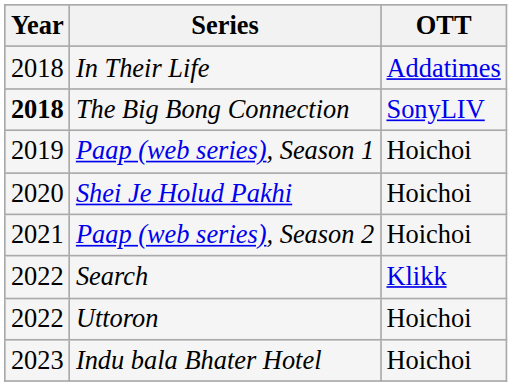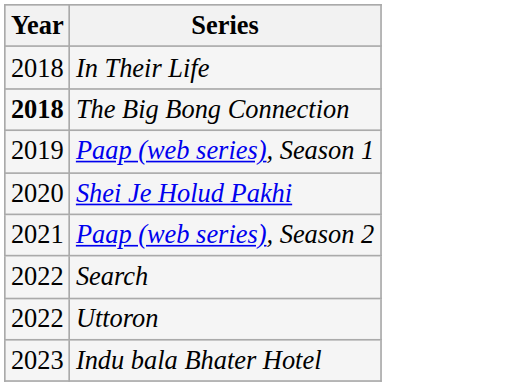- column: (444, 25)
